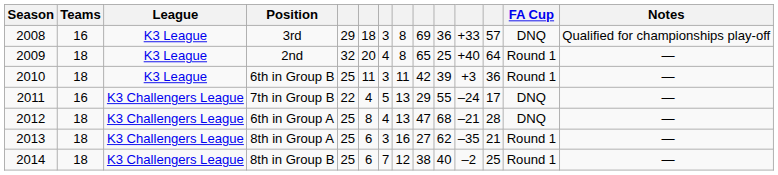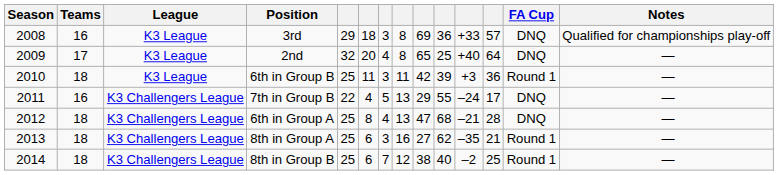(81, 57) 18 -> (81, 57) 17
(531, 57) Round 1 -> (531, 57) DNQ
